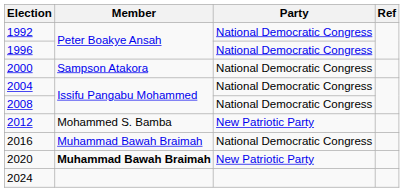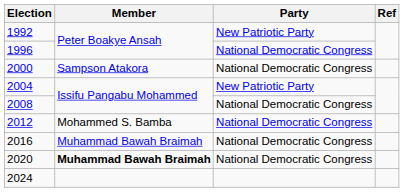(294, 31) National Democratic Congress -> (265, 31) New Patriotic Party
(294, 86) National Democratic Congress -> (265, 86) New Patriotic Party
(265, 123) New Patriotic Party -> (294, 123) National Democratic Congress
(265, 159) New Patriotic Party -> (294, 159) National Democratic Congress
